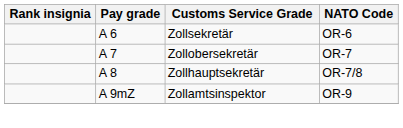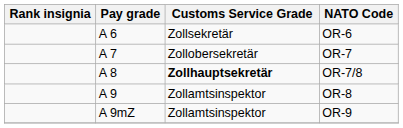(216, 73) normal -> (220, 73) bold
+ row: (337, 93)
